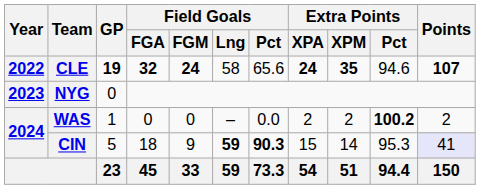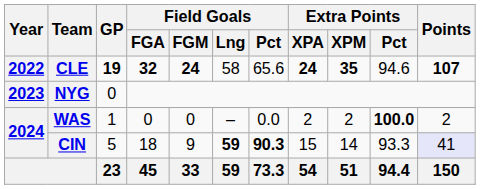(394, 119) 100.2 -> (394, 119) 100.0
(394, 145) 95.3 -> (394, 145) 93.3
